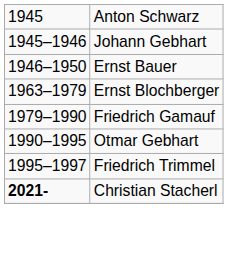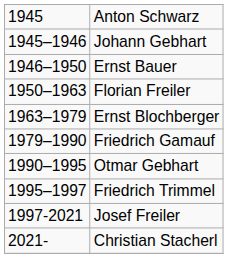+ row: (142, 91)
+ row: (137, 215)
(28, 191) bold -> (28, 240) normal
